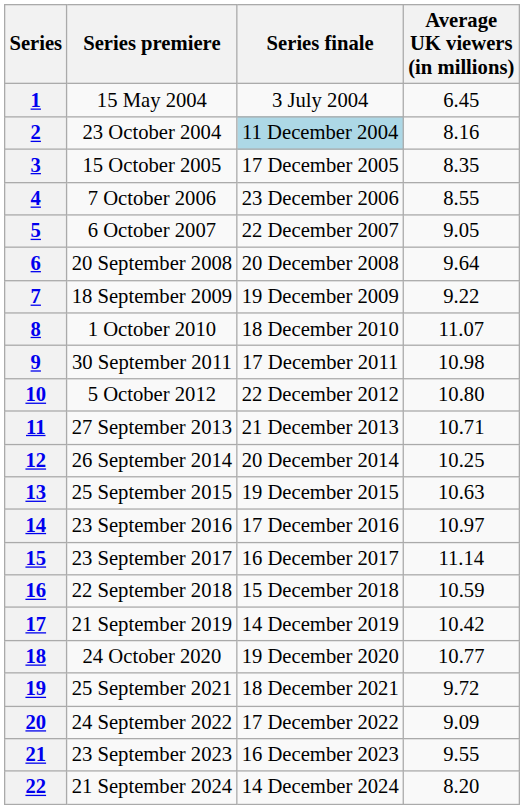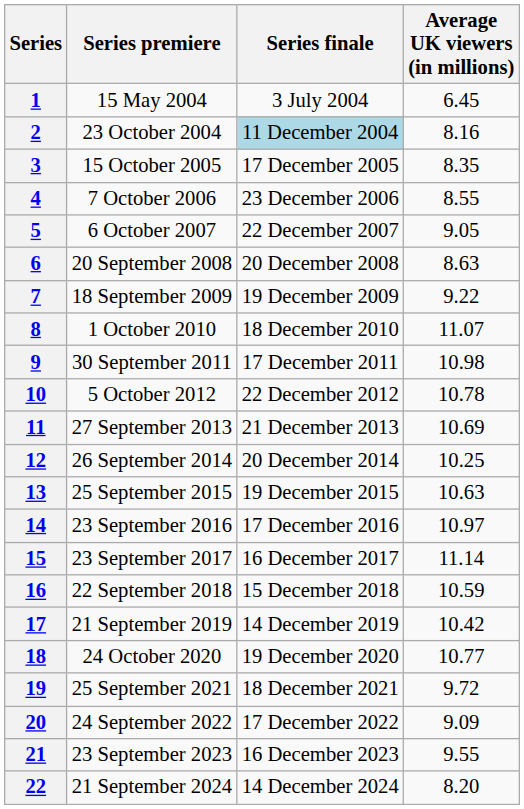(461, 263) 9.64 -> (461, 263) 8.63
(461, 394) 10.80 -> (461, 394) 10.78
(461, 427) 10.71 -> (461, 427) 10.69
